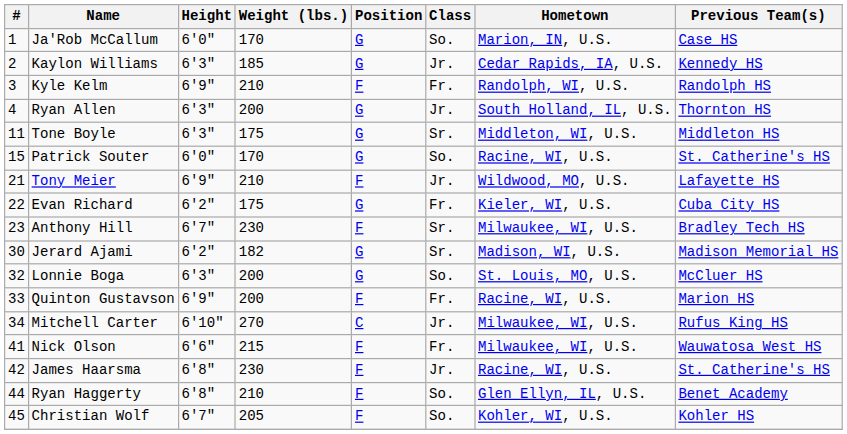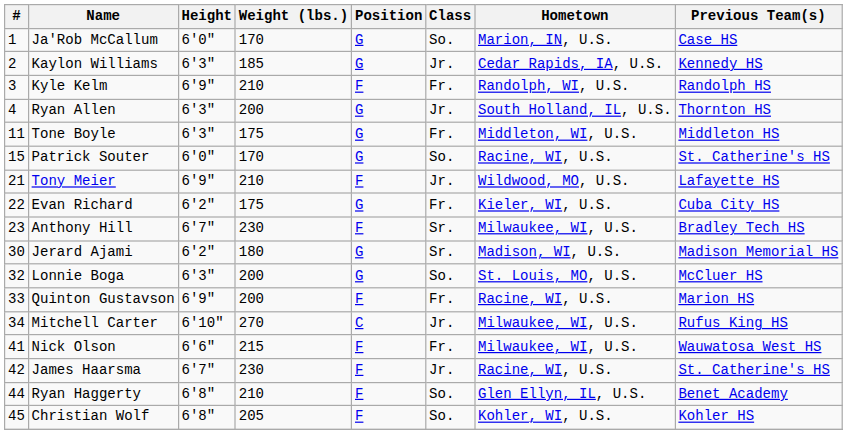(442, 134) Sr. -> (442, 134) Fr.
(251, 252) 182 -> (251, 252) 180
(198, 370) 6'8" -> (198, 370) 6'7"
(198, 417) 6'7" -> (198, 417) 6'8"
